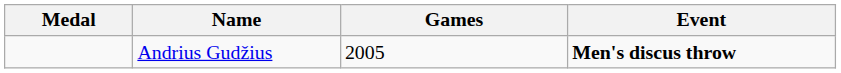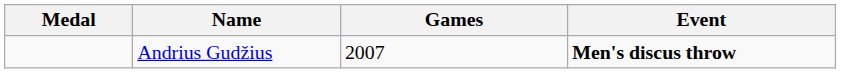(365, 51) 2005 -> (365, 51) 2007
